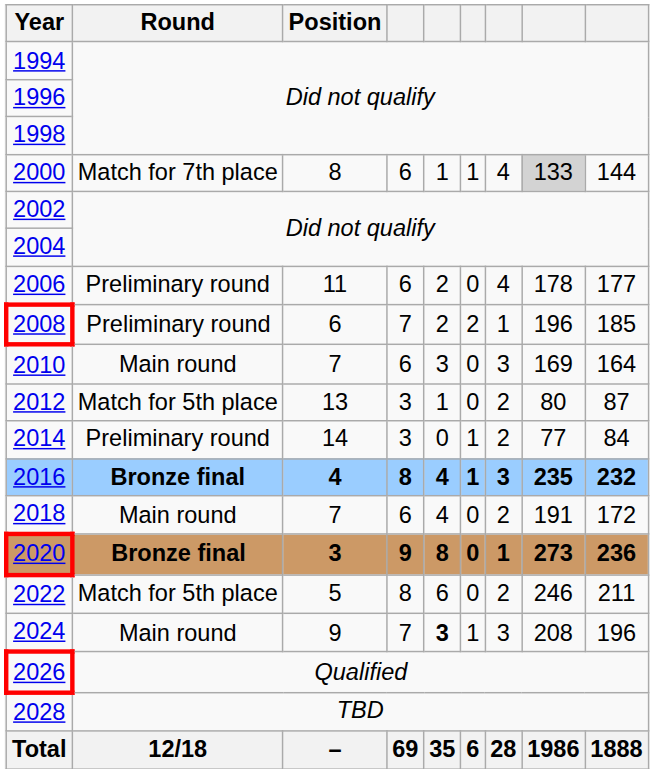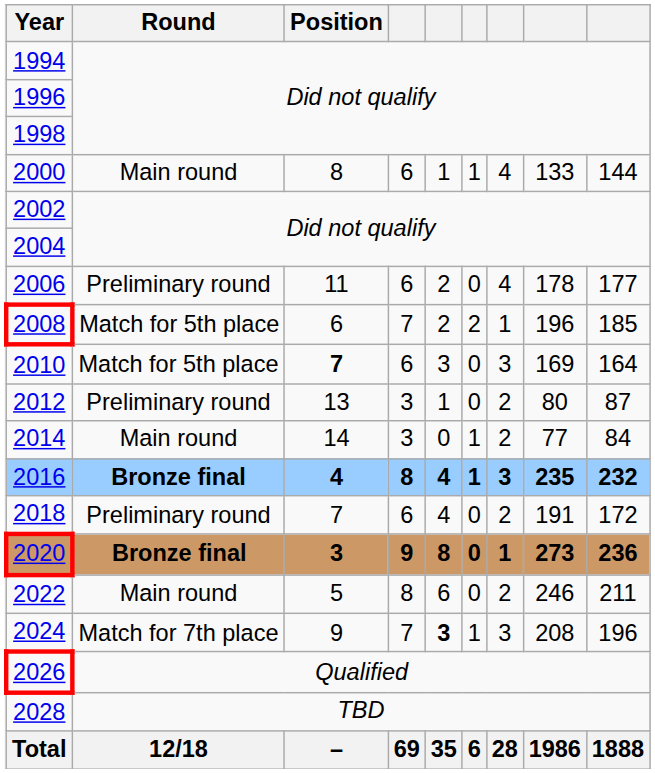(178, 172) Match for 7th place -> (178, 172) Main round
(553, 172) lightgrey background -> (555, 172) no background
(178, 324) Preliminary round -> (179, 324) Match for 5th place
(178, 364) Main round -> (178, 364) Match for 5th place
(335, 364) normal -> (336, 364) bold
(178, 402) Match for 5th place -> (178, 402) Preliminary round
(178, 439) Preliminary round -> (178, 439) Main round
(178, 514) Main round -> (178, 514) Preliminary round
(178, 593) Match for 5th place -> (178, 593) Main round
(178, 632) Main round -> (178, 632) Match for 7th place
